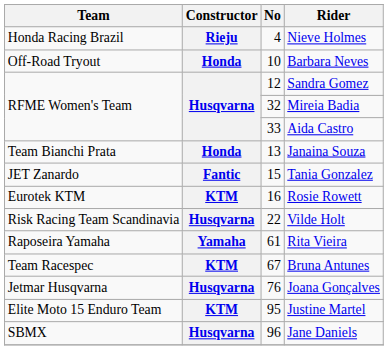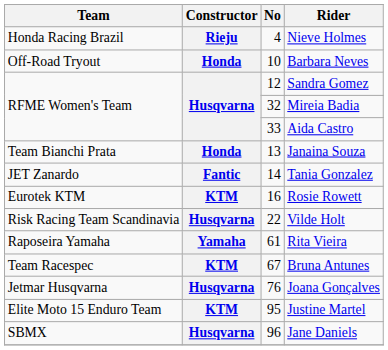(274, 174) 15 -> (274, 174) 14
